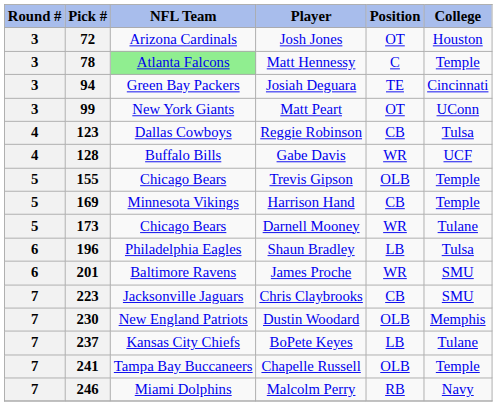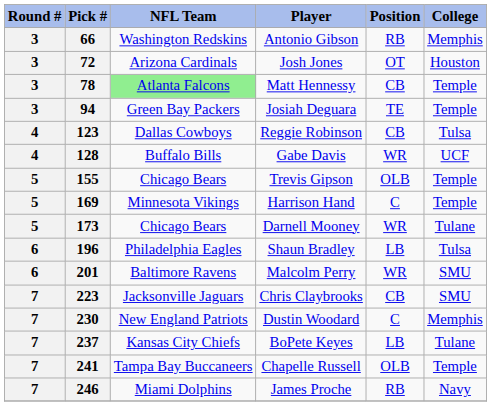+ row: (88, 39)
(395, 62) C -> (395, 86) CB
(458, 86) Cincinnati -> (455, 109) Temple
- row: (88, 109)
(395, 202) CB -> (395, 202) C
(311, 272) James Proche -> (311, 272) Malcolm Perry
(395, 319) OLB -> (395, 319) C
(311, 389) Malcolm Perry -> (311, 389) James Proche
